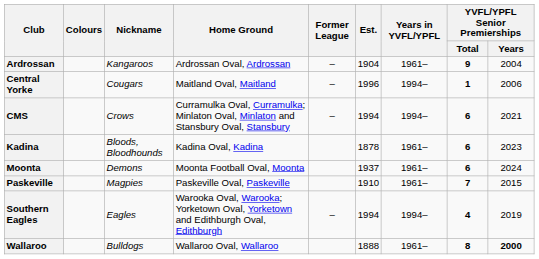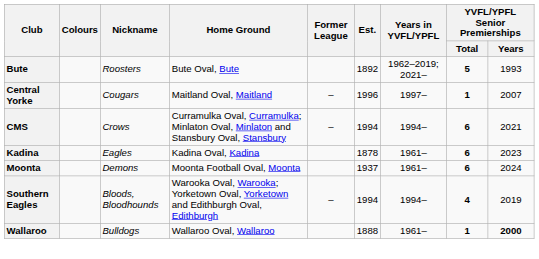- row: (31, 64)
+ row: (17, 69)
(414, 84) 1994– -> (413, 95) 1997–
(511, 84) 2006 -> (511, 95) 2007
(135, 147) Bloods, Bloodhounds -> (117, 153) Eagles
- row: (30, 183)
(121, 214) Eagles -> (130, 199) Bloods, Bloodhounds
(468, 246) 8 -> (467, 231) 1
